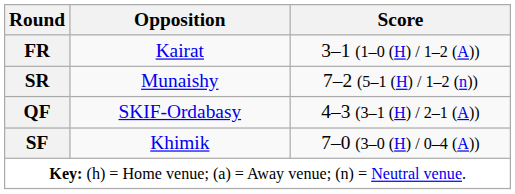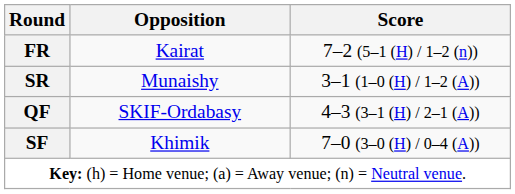(400, 50) 3–1 (1–0 (H) / 1–2 (A)) -> (400, 50) 7–2 (5–1 (H) / 1–2 (n))
(400, 81) 7–2 (5–1 (H) / 1–2 (n)) -> (400, 81) 3–1 (1–0 (H) / 1–2 (A))
